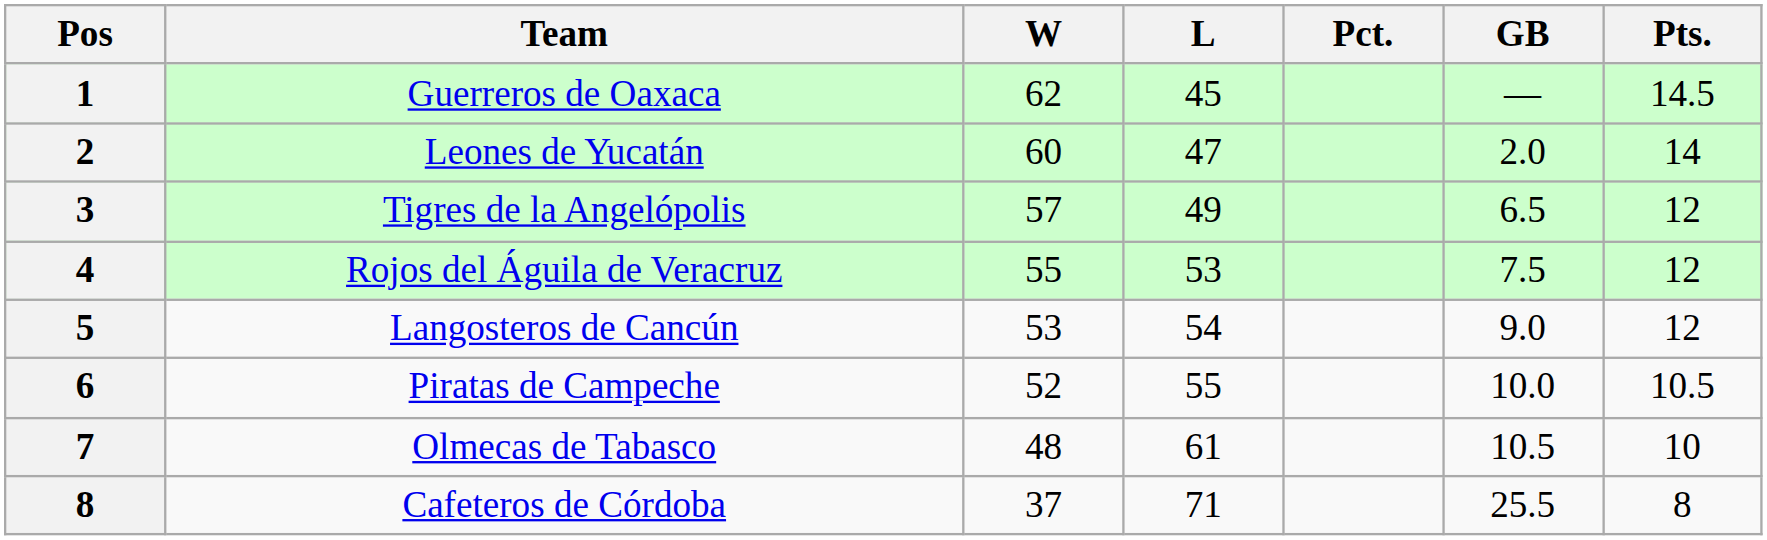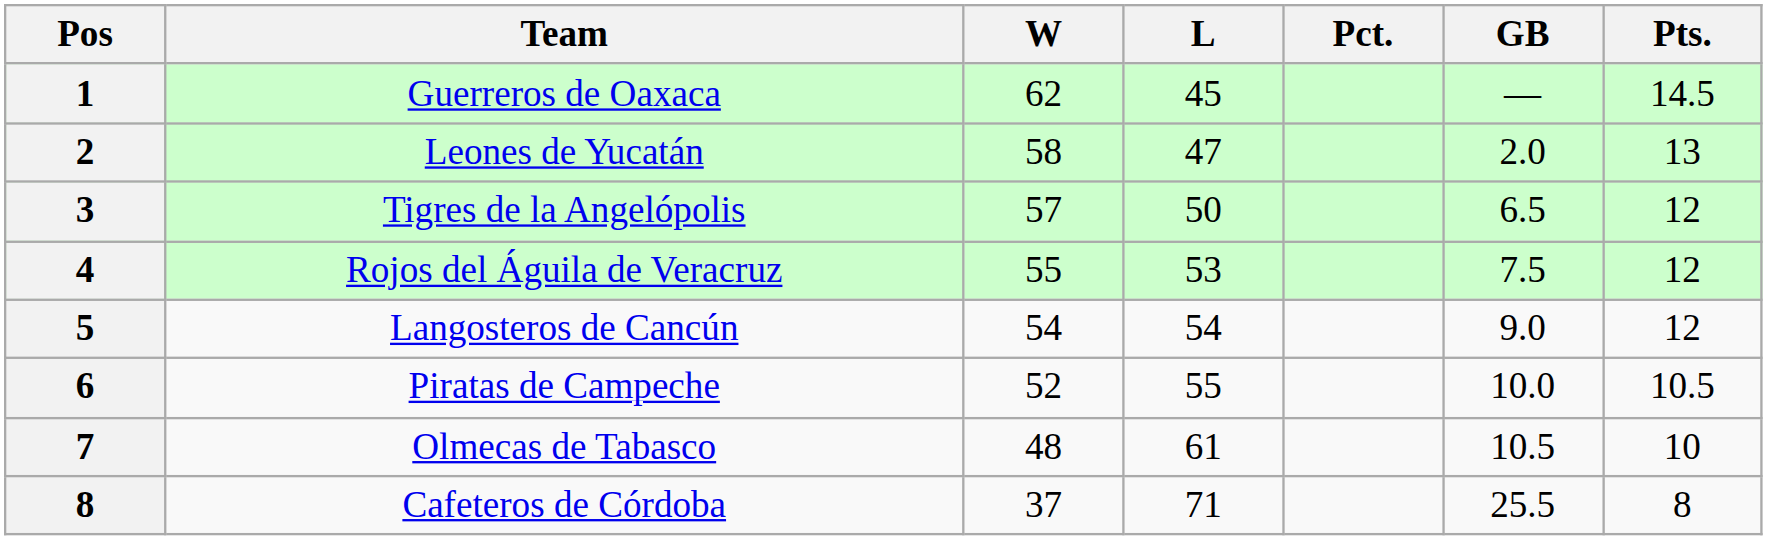(1043, 151) 60 -> (1043, 151) 58
(1682, 151) 14 -> (1682, 151) 13
(1203, 210) 49 -> (1203, 210) 50
(1043, 328) 53 -> (1043, 328) 54
